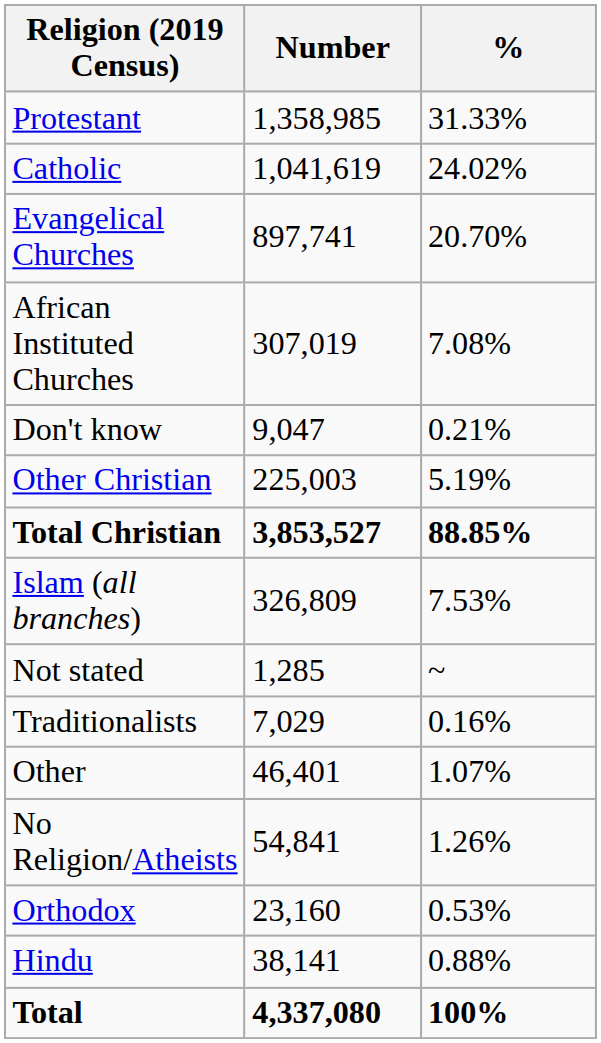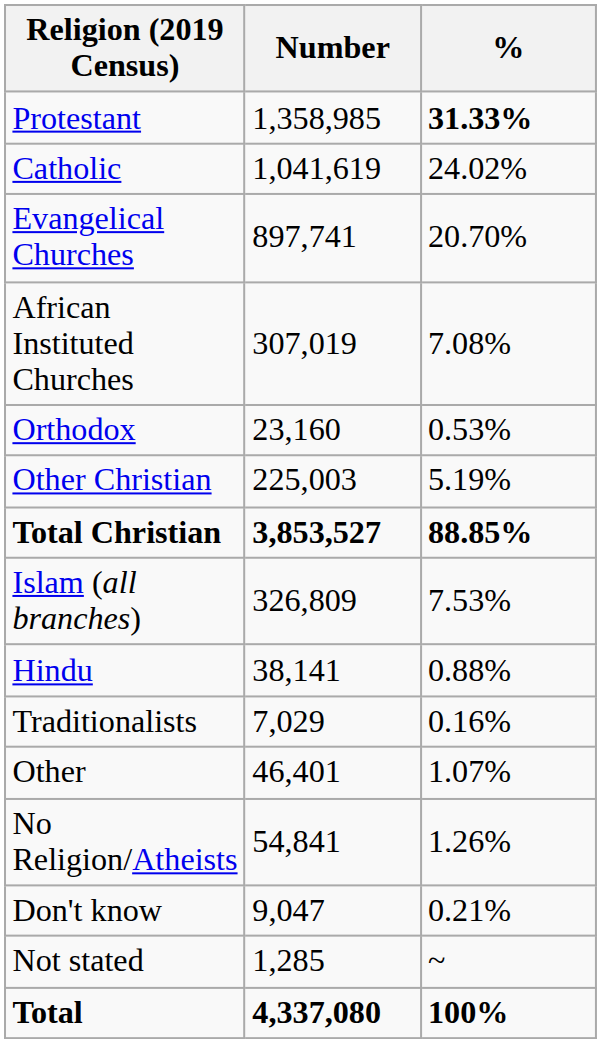(478, 117) normal -> (480, 117) bold
rows swapped: (74, 910) <-> (87, 429)
rows swapped: (53, 961) <-> (78, 669)
